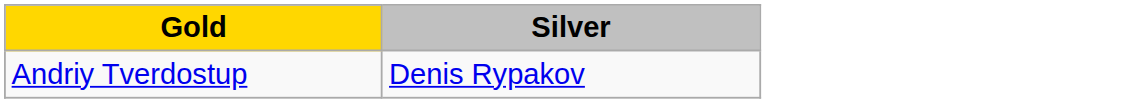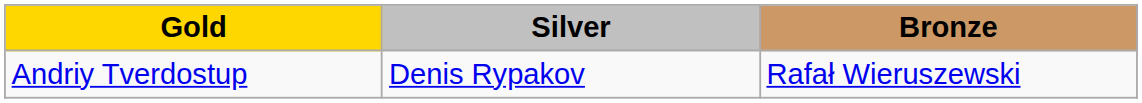+ column: (948, 27)
